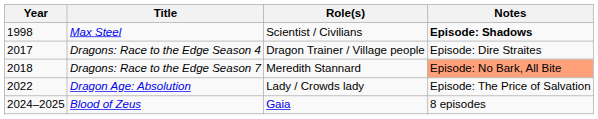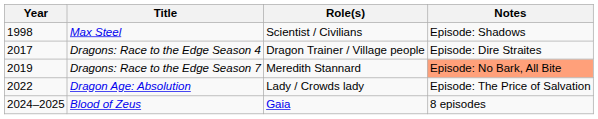(481, 31) bold -> (478, 31) normal
(20, 68) 2018 -> (20, 68) 2019
